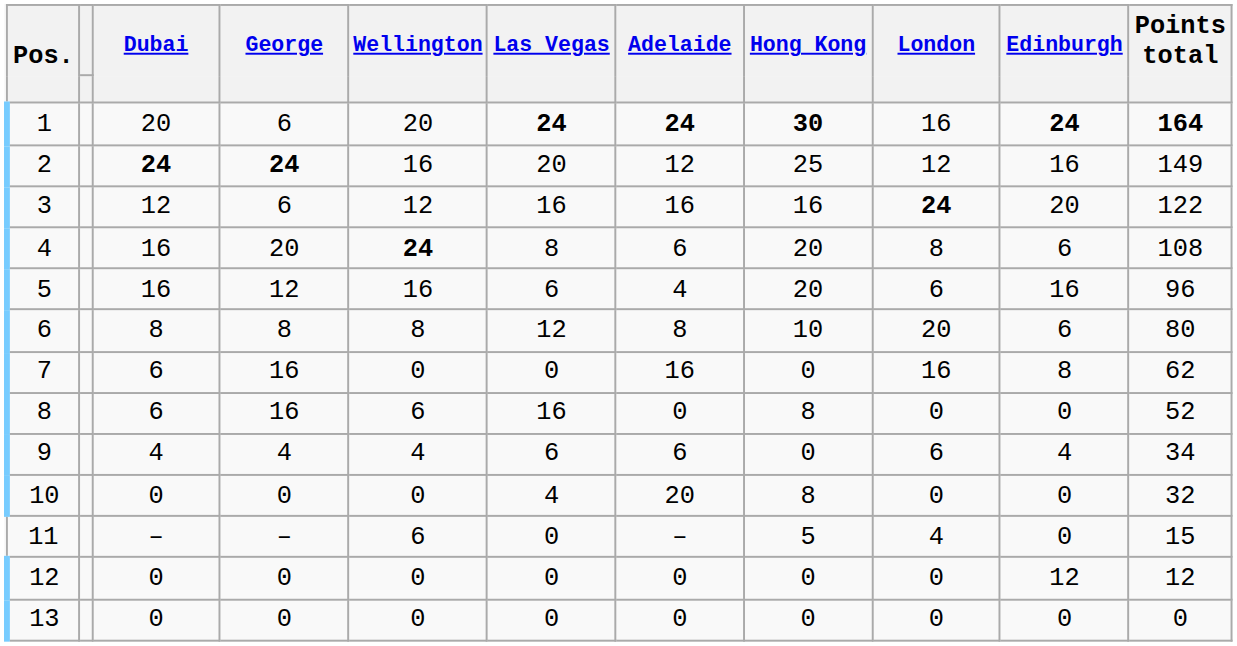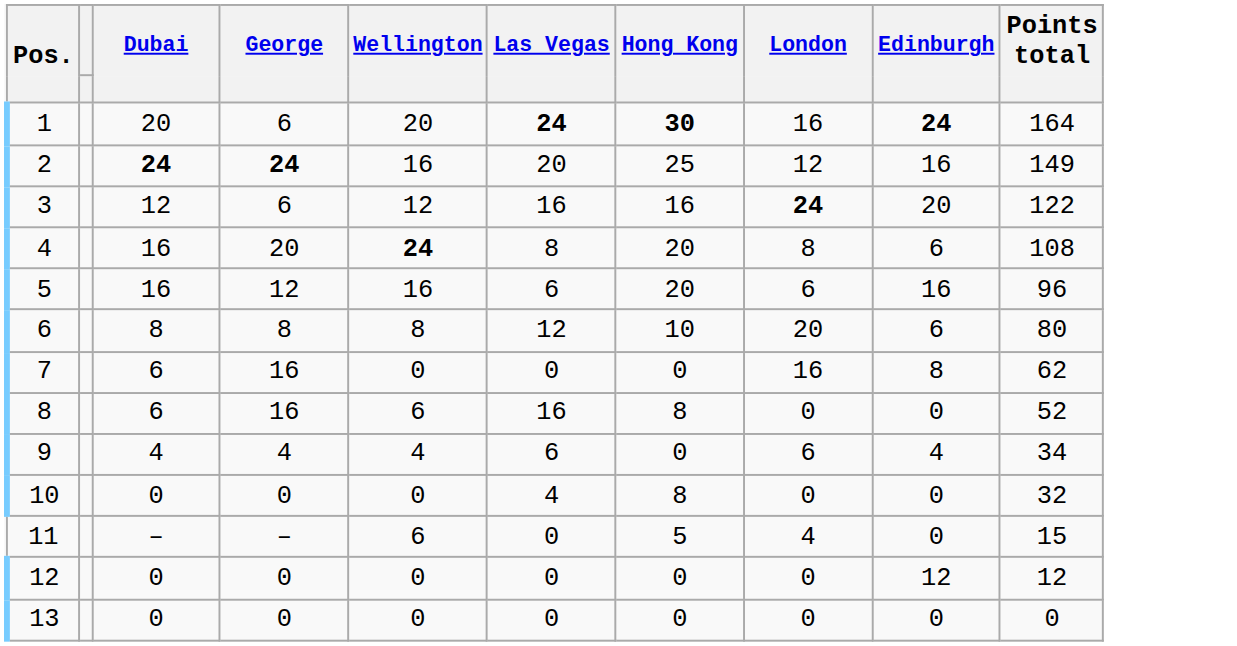- column: (680, 89)
(1180, 124) bold -> (1052, 124) normal
